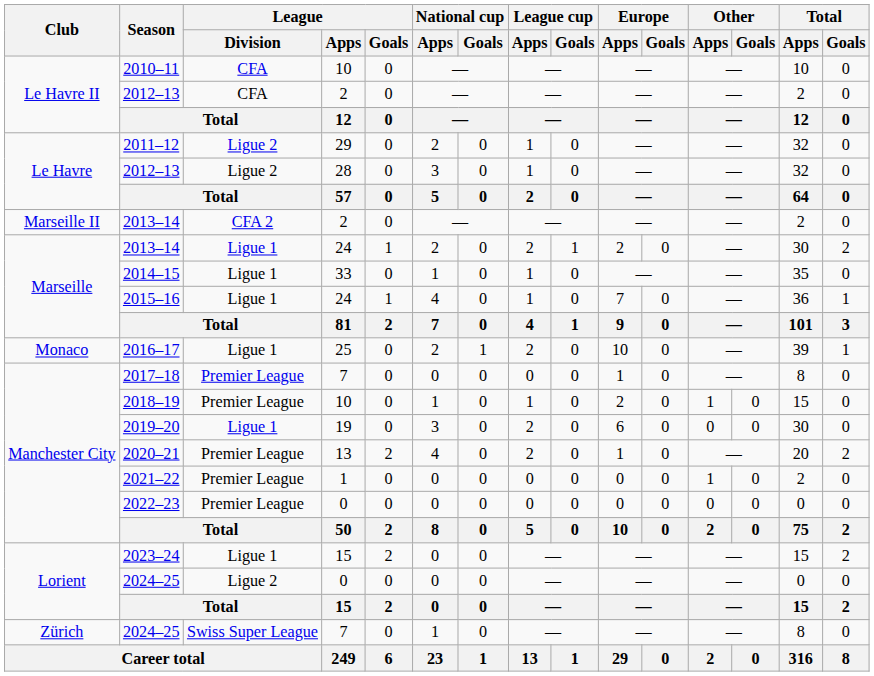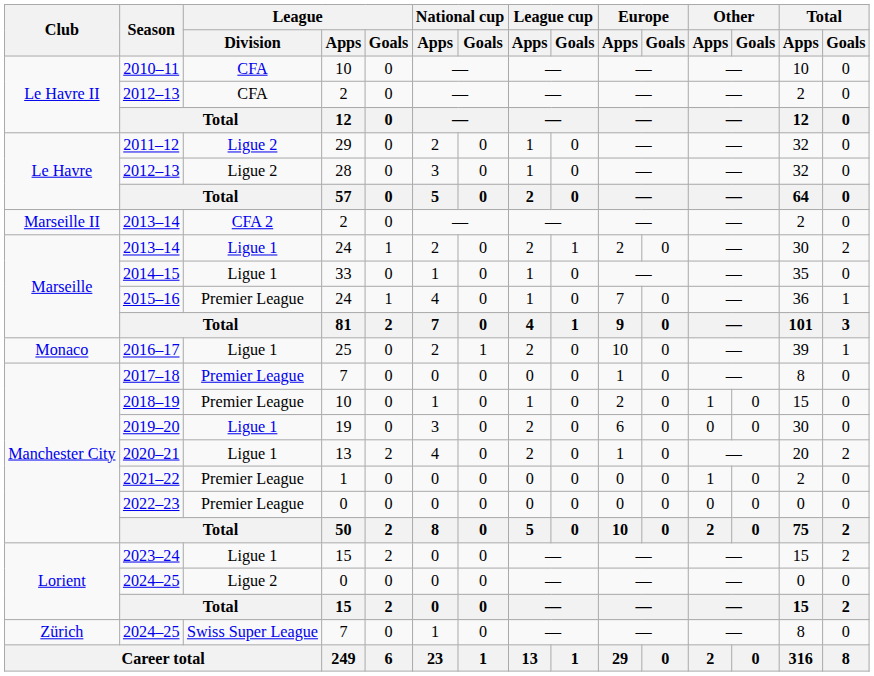(252, 299) Ligue 1 -> (252, 299) Premier League
(252, 453) Premier League -> (252, 453) Ligue 1
